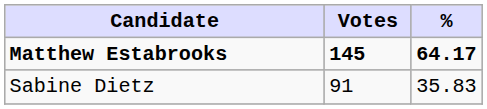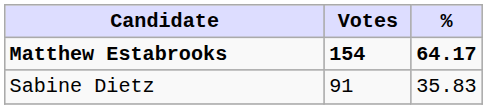(347, 54) 145 -> (347, 54) 154
